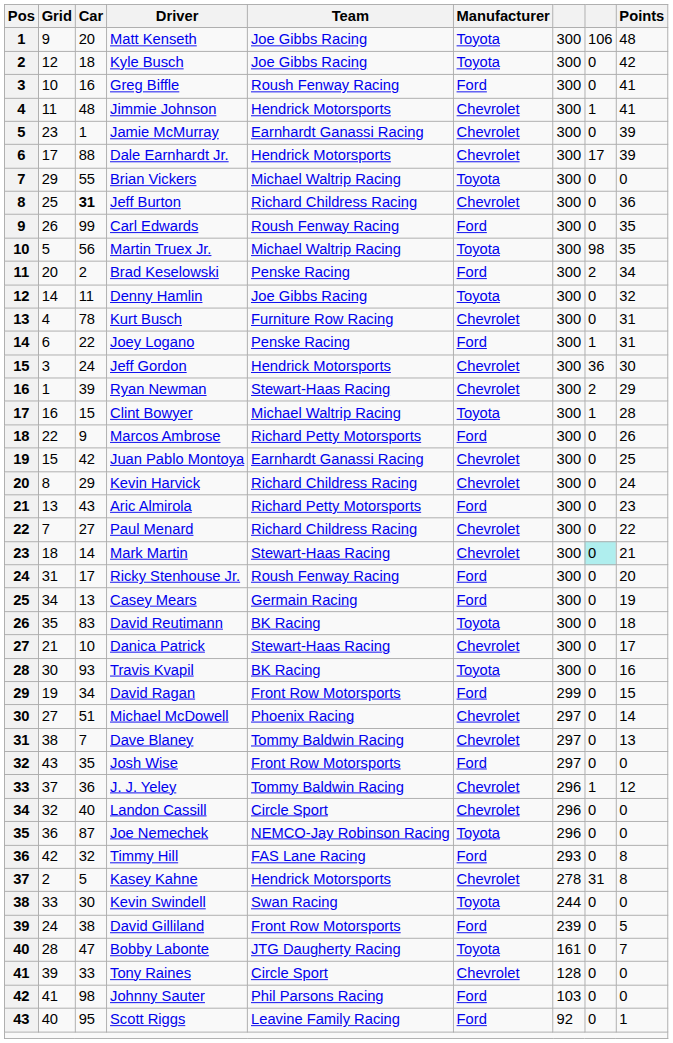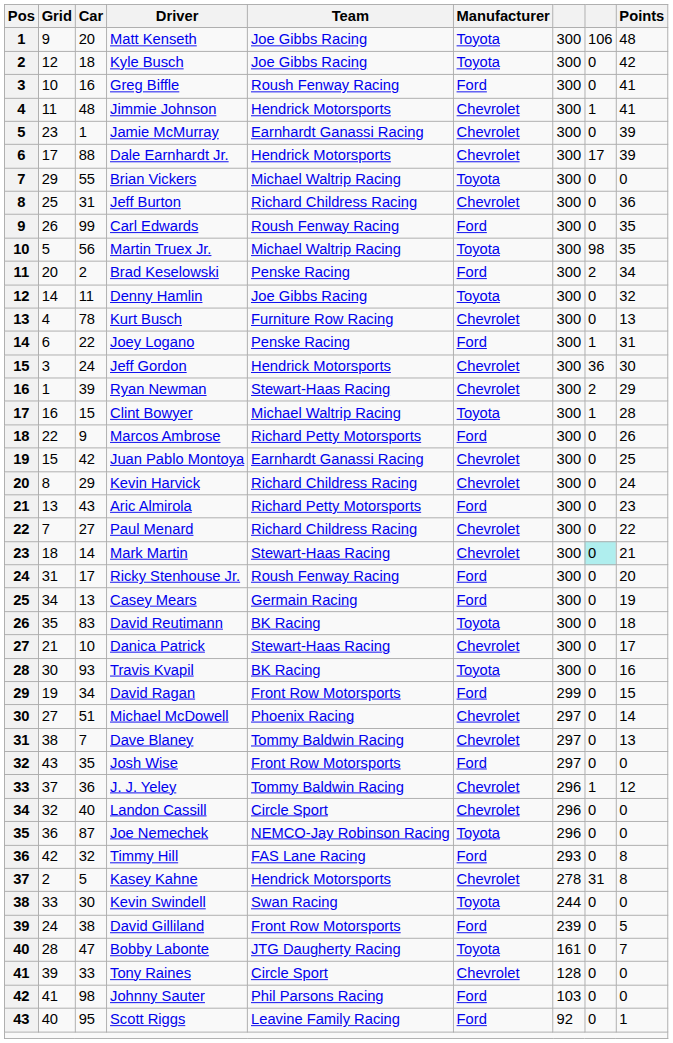(87, 202) bold -> (87, 202) normal
(628, 319) 31 -> (628, 319) 13
